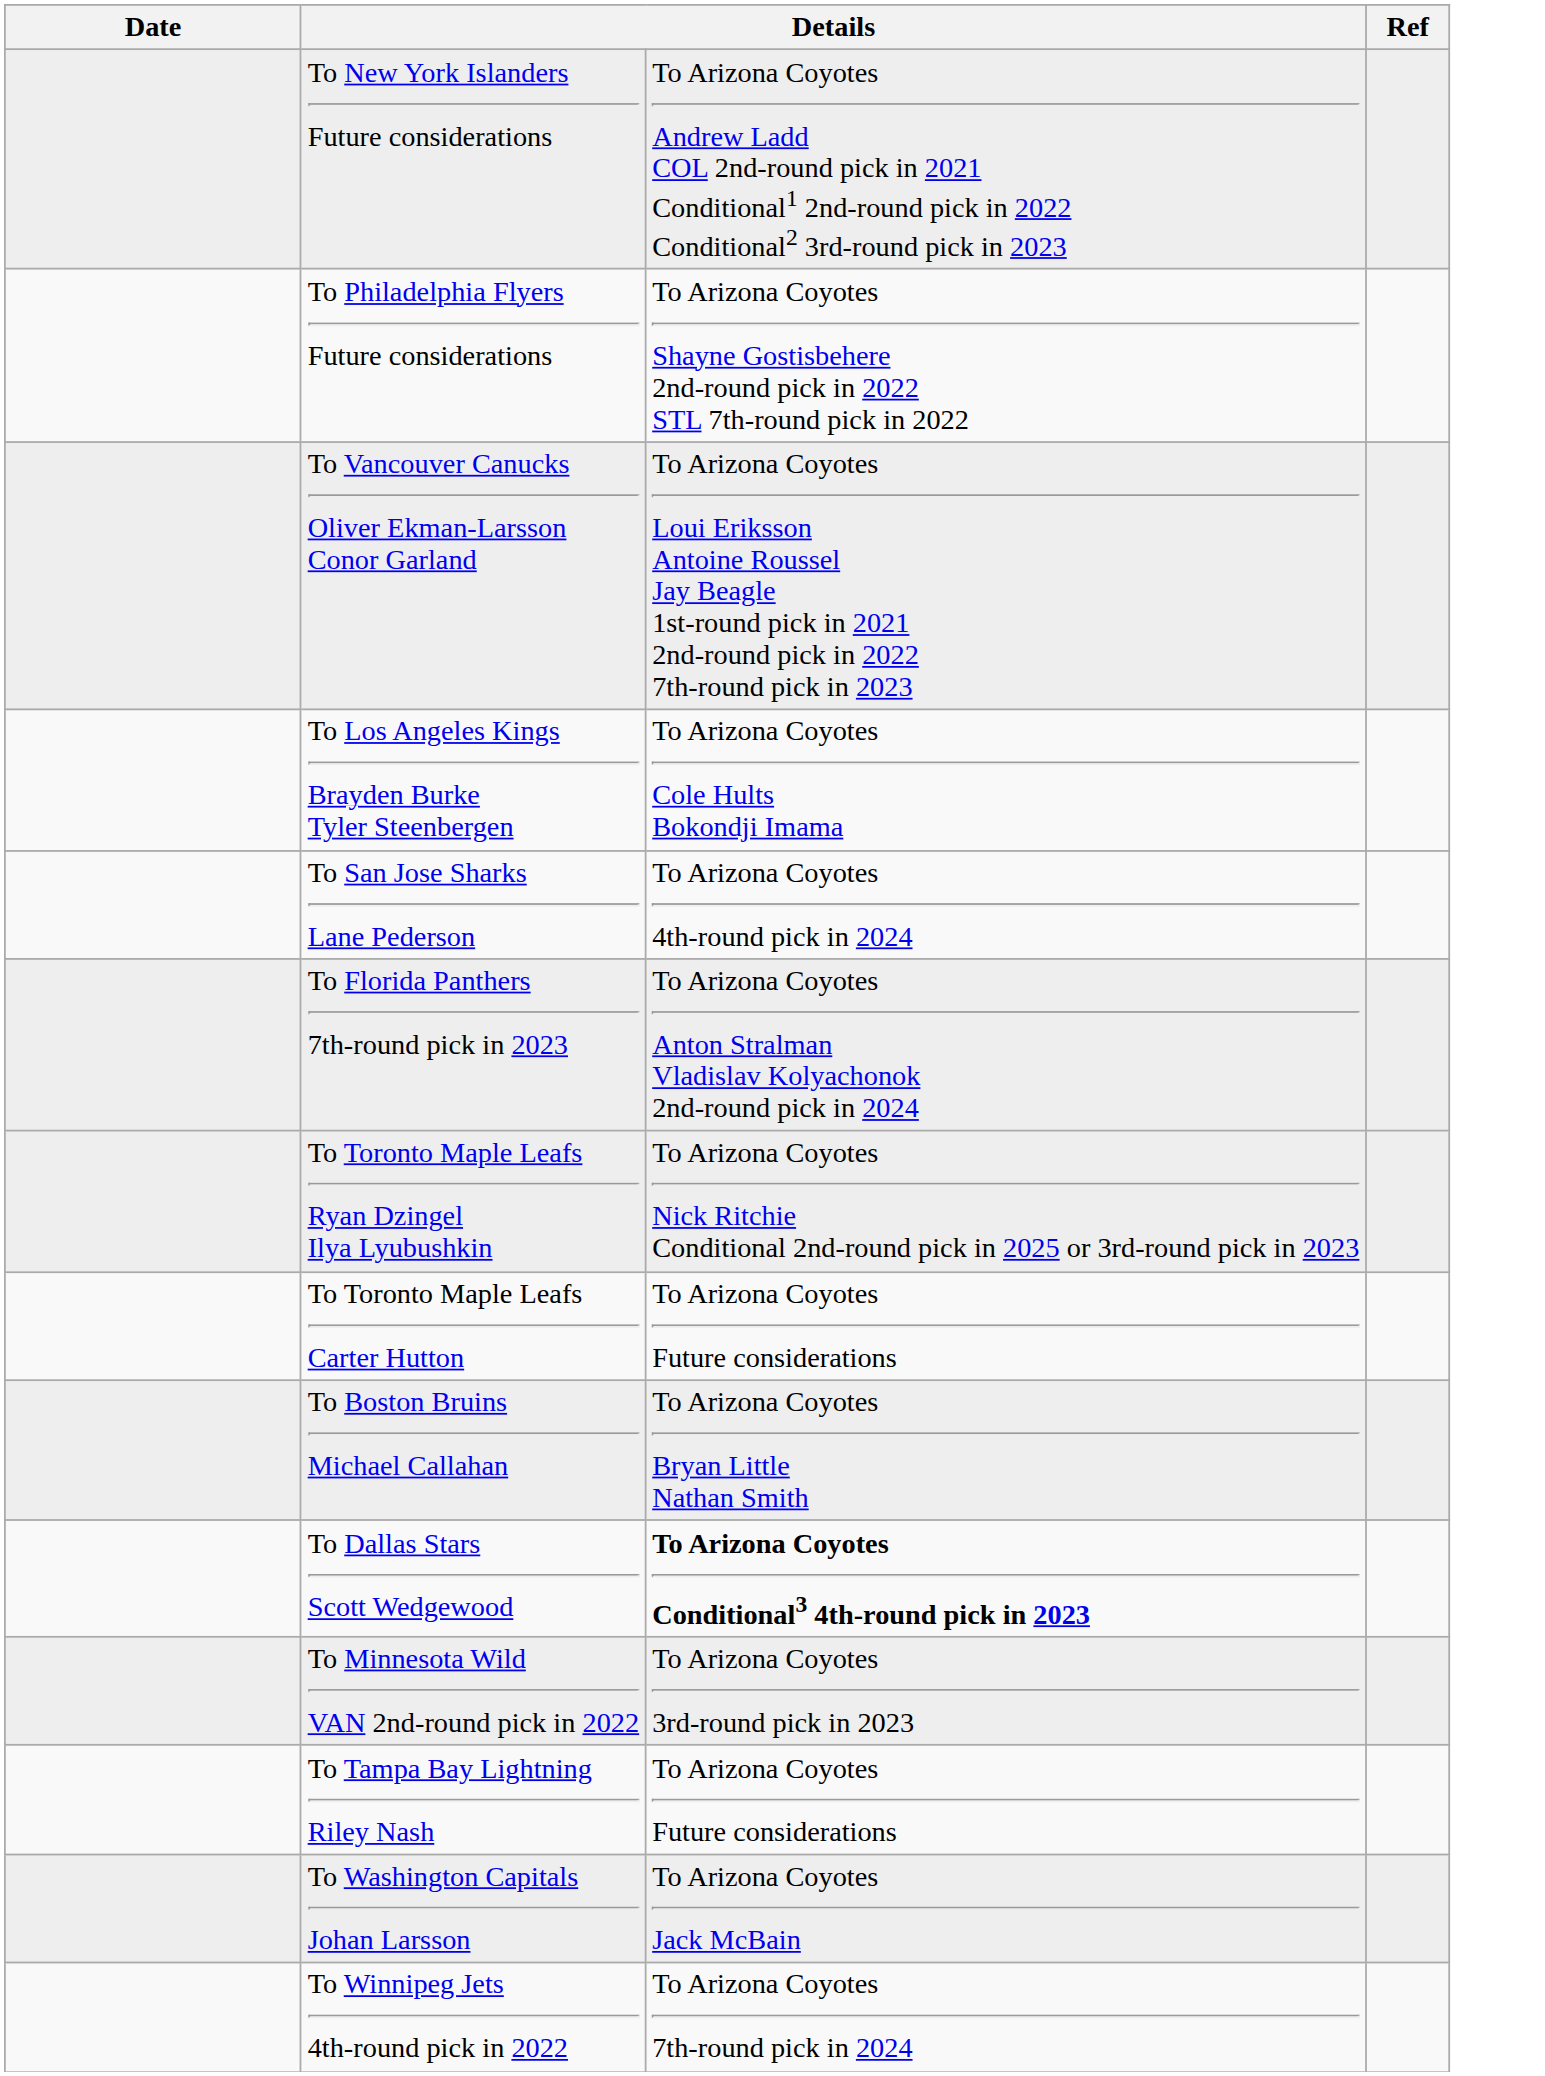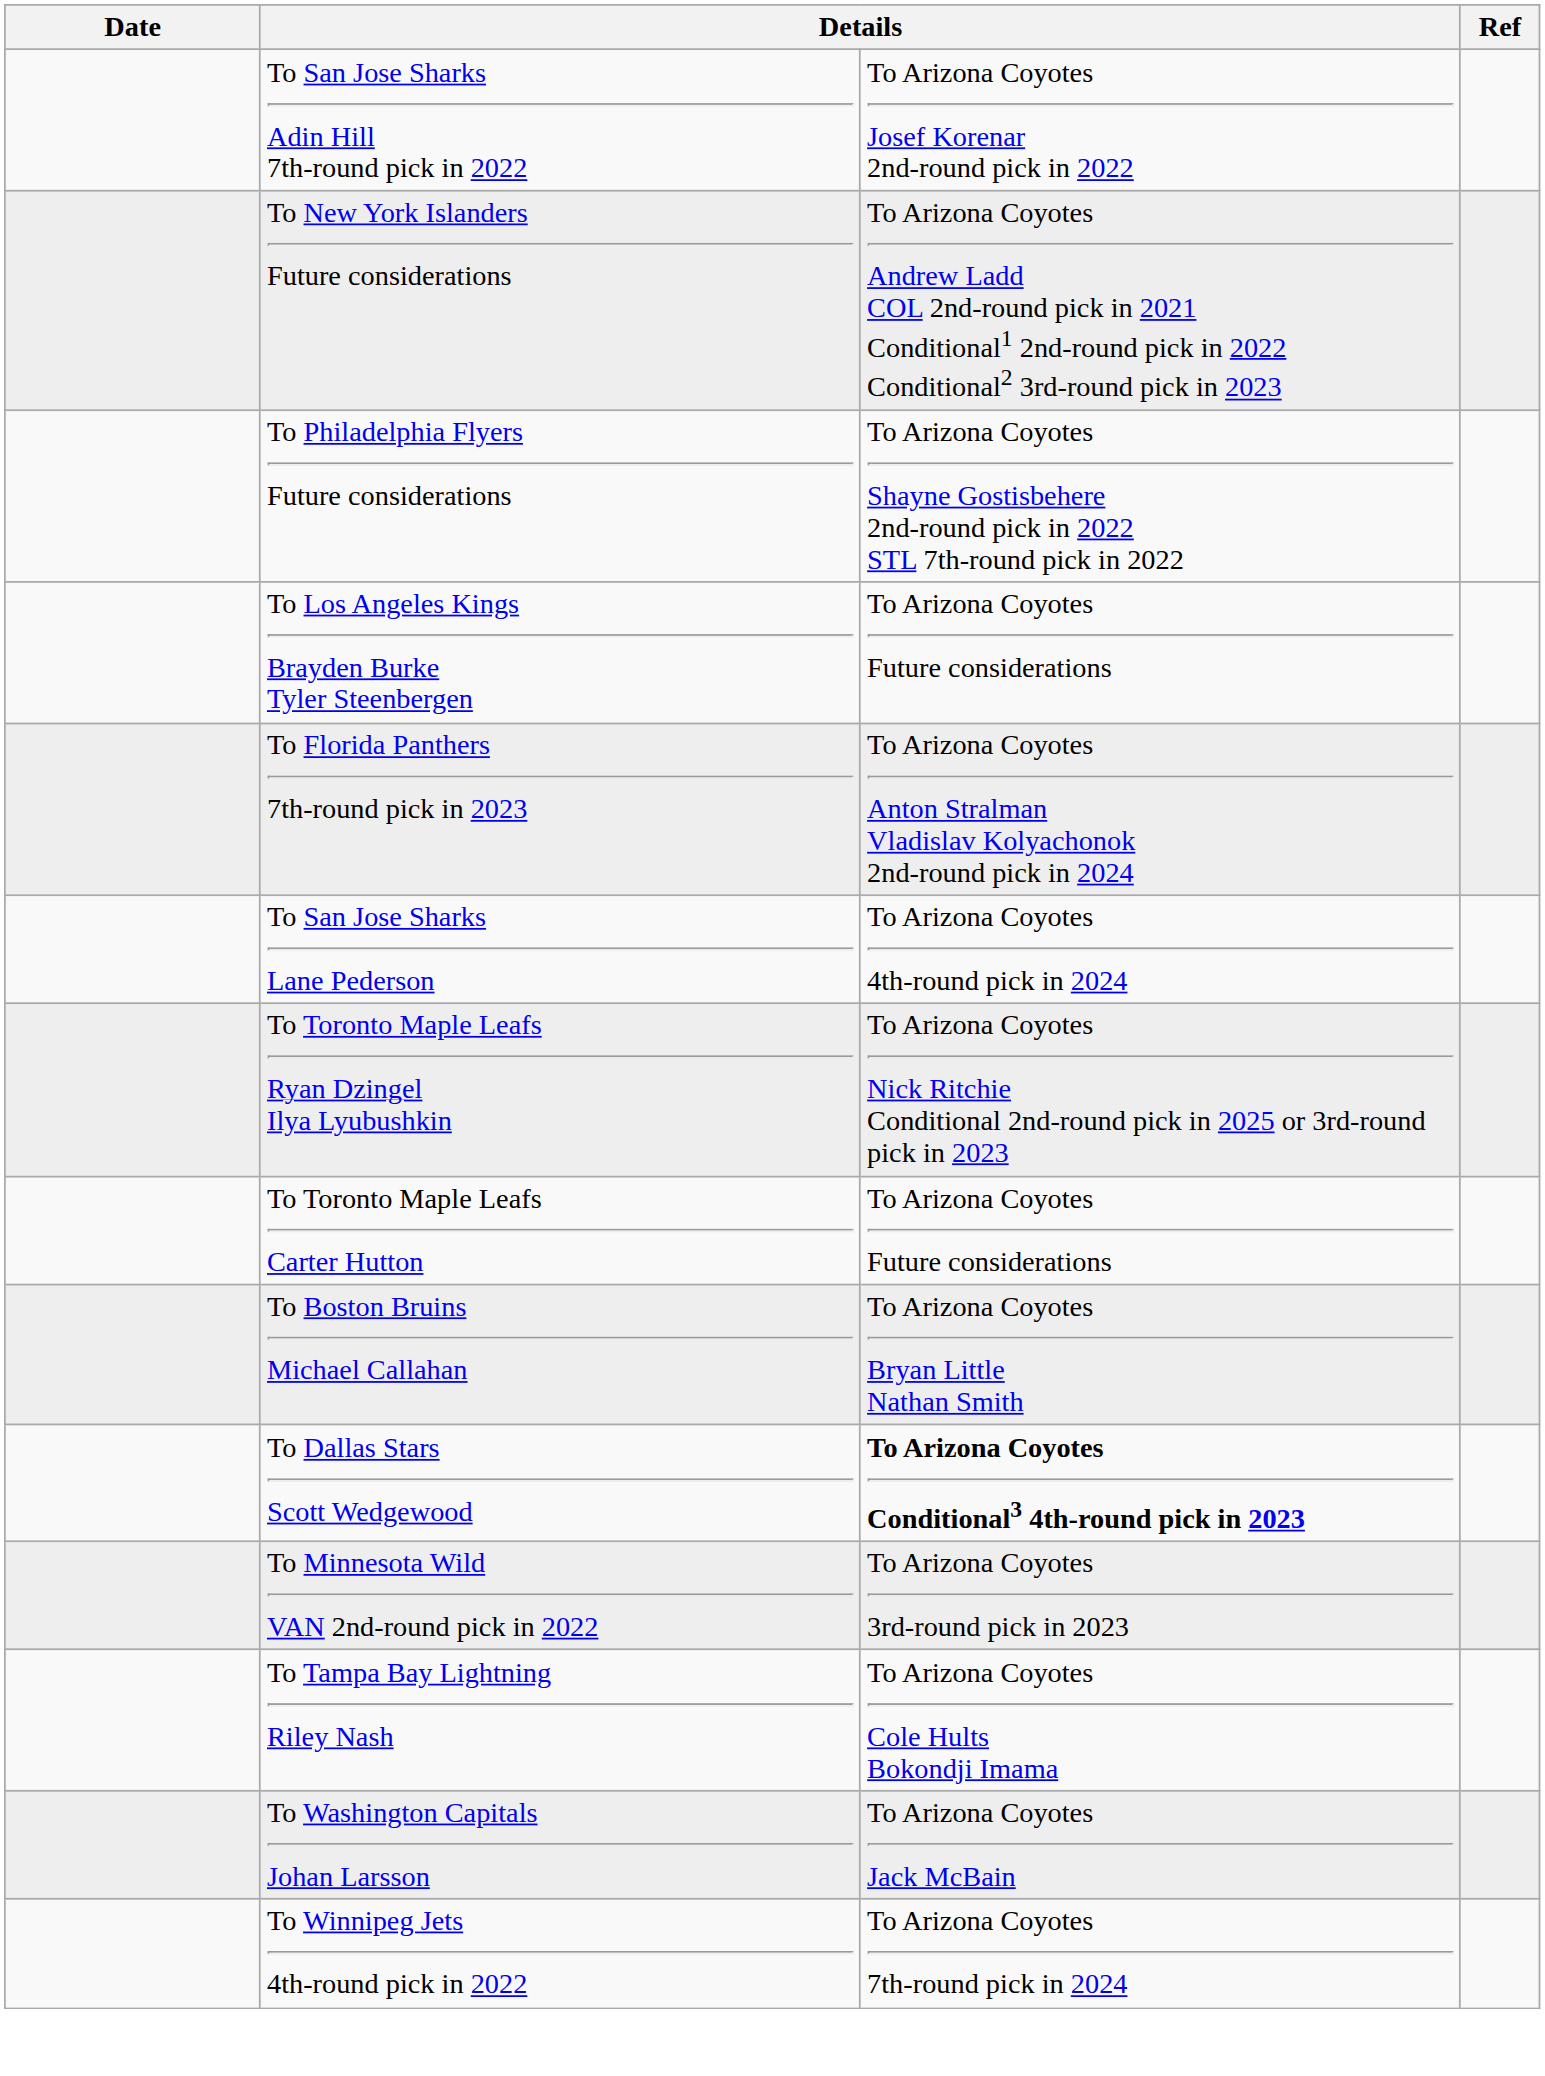+ row: (561, 119)
- row: (473, 511)
(1006, 779) To Arizona Coyotes Cole Hults Bokondji Imama -> (1161, 636) To Arizona Coyotes Future considerations
rows swapped: (473, 1012) <-> (473, 904)
(1006, 1799) To Arizona Coyotes Future considerations -> (1161, 1719) To Arizona Coyotes Cole Hults Bokondji Imama
